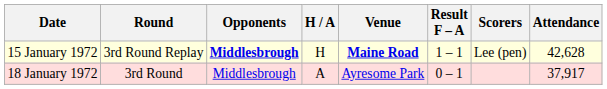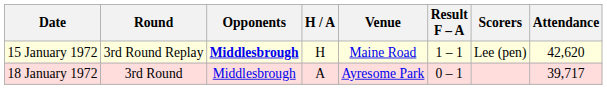(383, 52) bold -> (383, 52) normal
(566, 52) 42,628 -> (566, 52) 42,620
(566, 73) 37,917 -> (566, 73) 39,717
